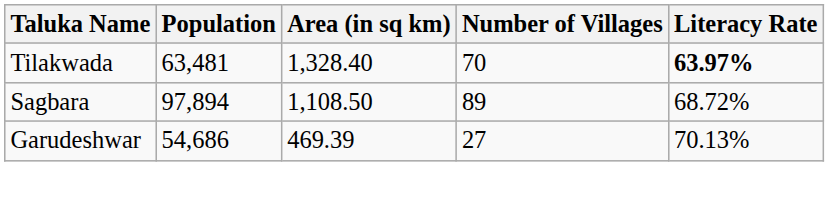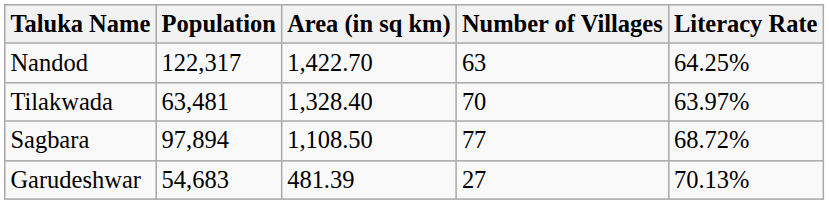+ row: (49, 62)
(714, 62) bold -> (712, 101) normal
(474, 101) 89 -> (474, 140) 77
(195, 140) 54,686 -> (195, 179) 54,683
(321, 140) 469.39 -> (321, 179) 481.39
